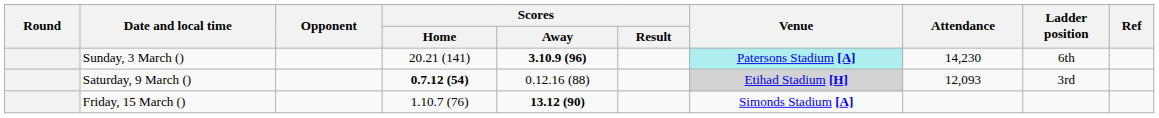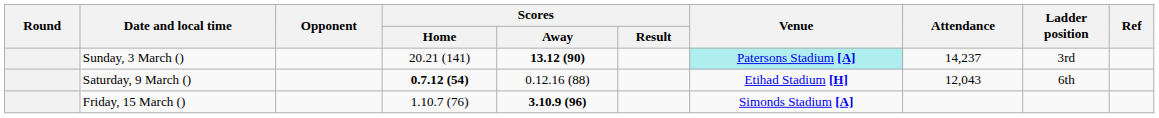(558, 58) 3.10.9 (96) -> (558, 58) 13.12 (90)
(963, 58) 14,230 -> (963, 58) 14,237
(1066, 58) 6th -> (1066, 58) 3rd
(796, 80) lightgrey background -> (796, 80) no background
(963, 80) 12,093 -> (963, 80) 12,043
(1066, 80) 3rd -> (1066, 80) 6th
(558, 102) 13.12 (90) -> (558, 102) 3.10.9 (96)
